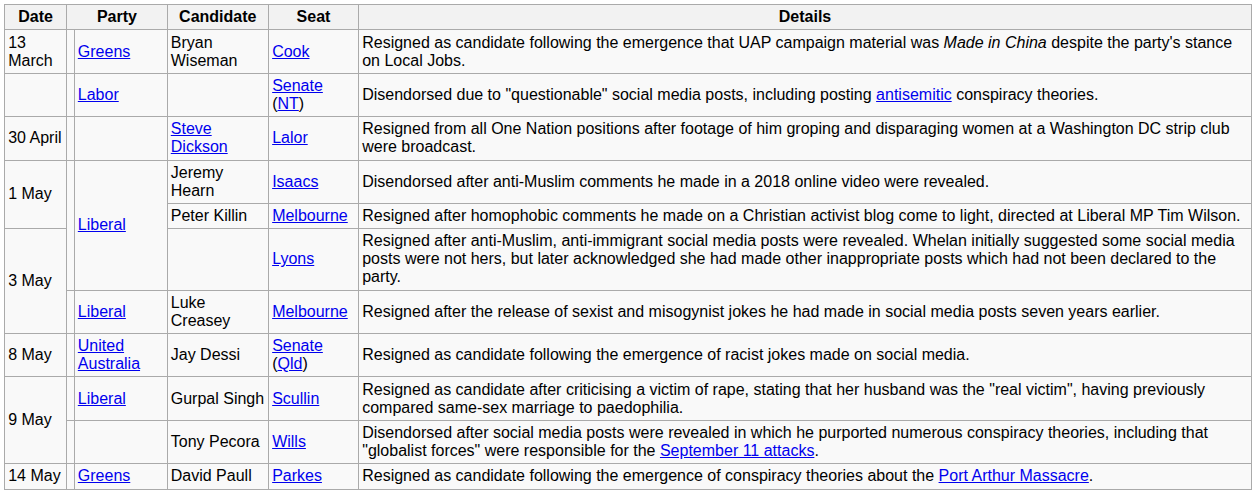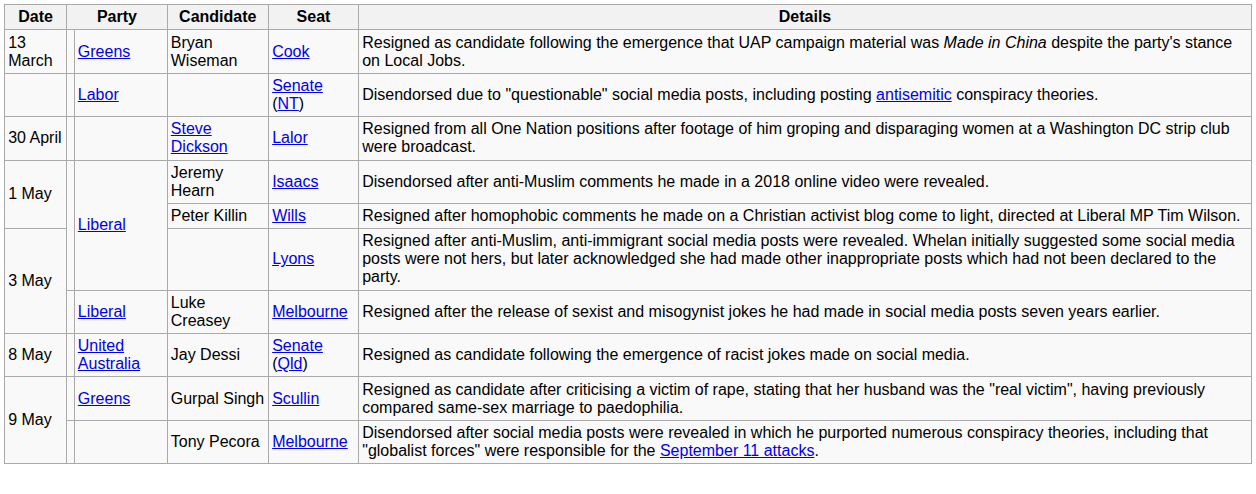(310, 216) Melbourne -> (289, 216) Wills
(102, 398) Liberal -> (104, 398) Greens
(289, 441) Wills -> (310, 441) Melbourne
- row: (34, 476)
